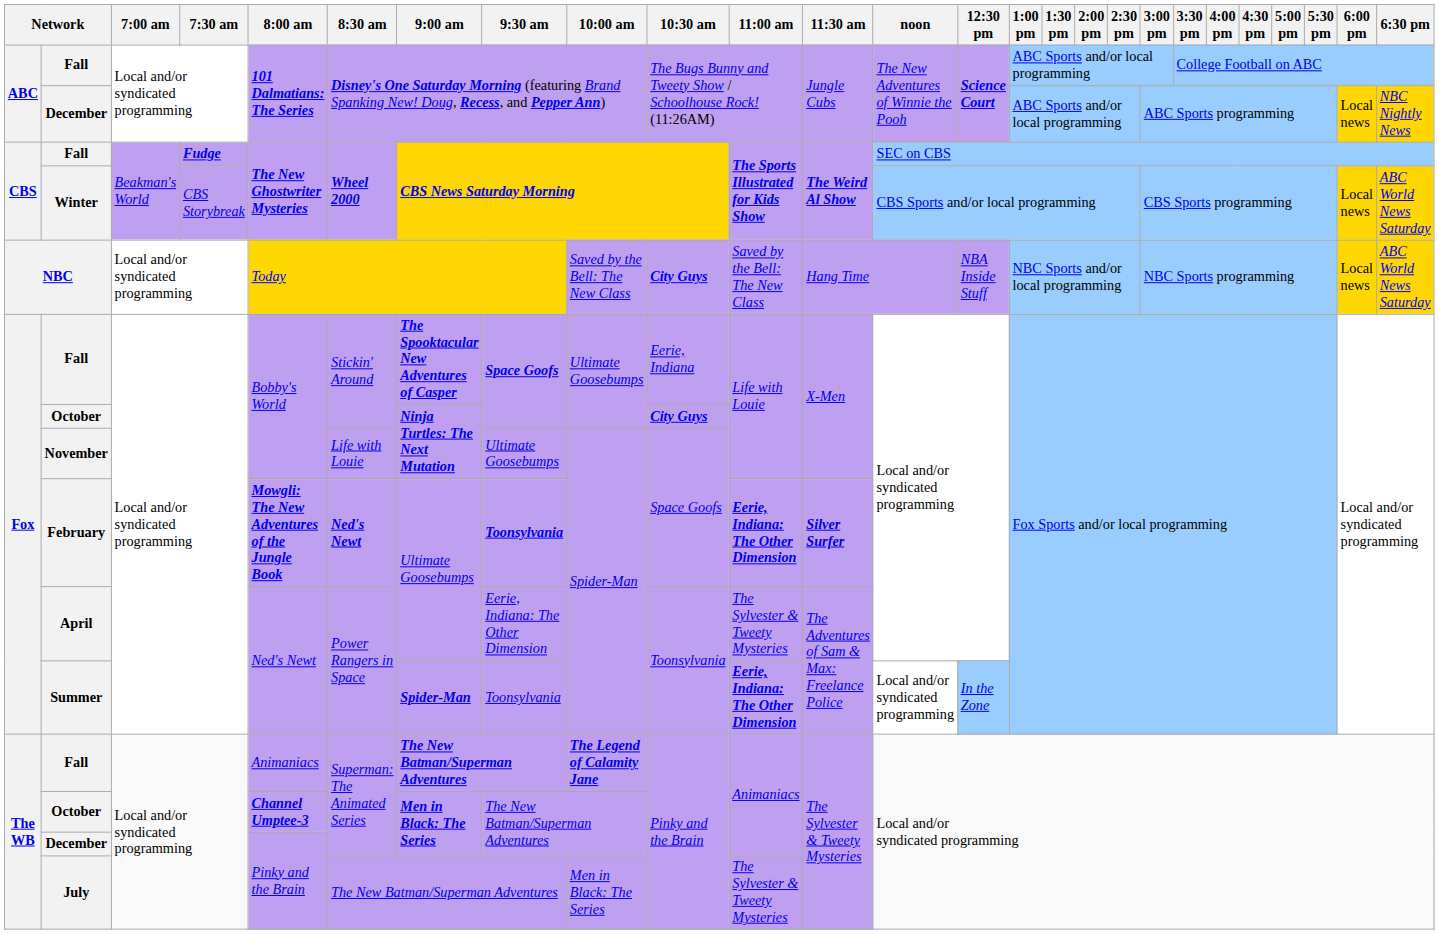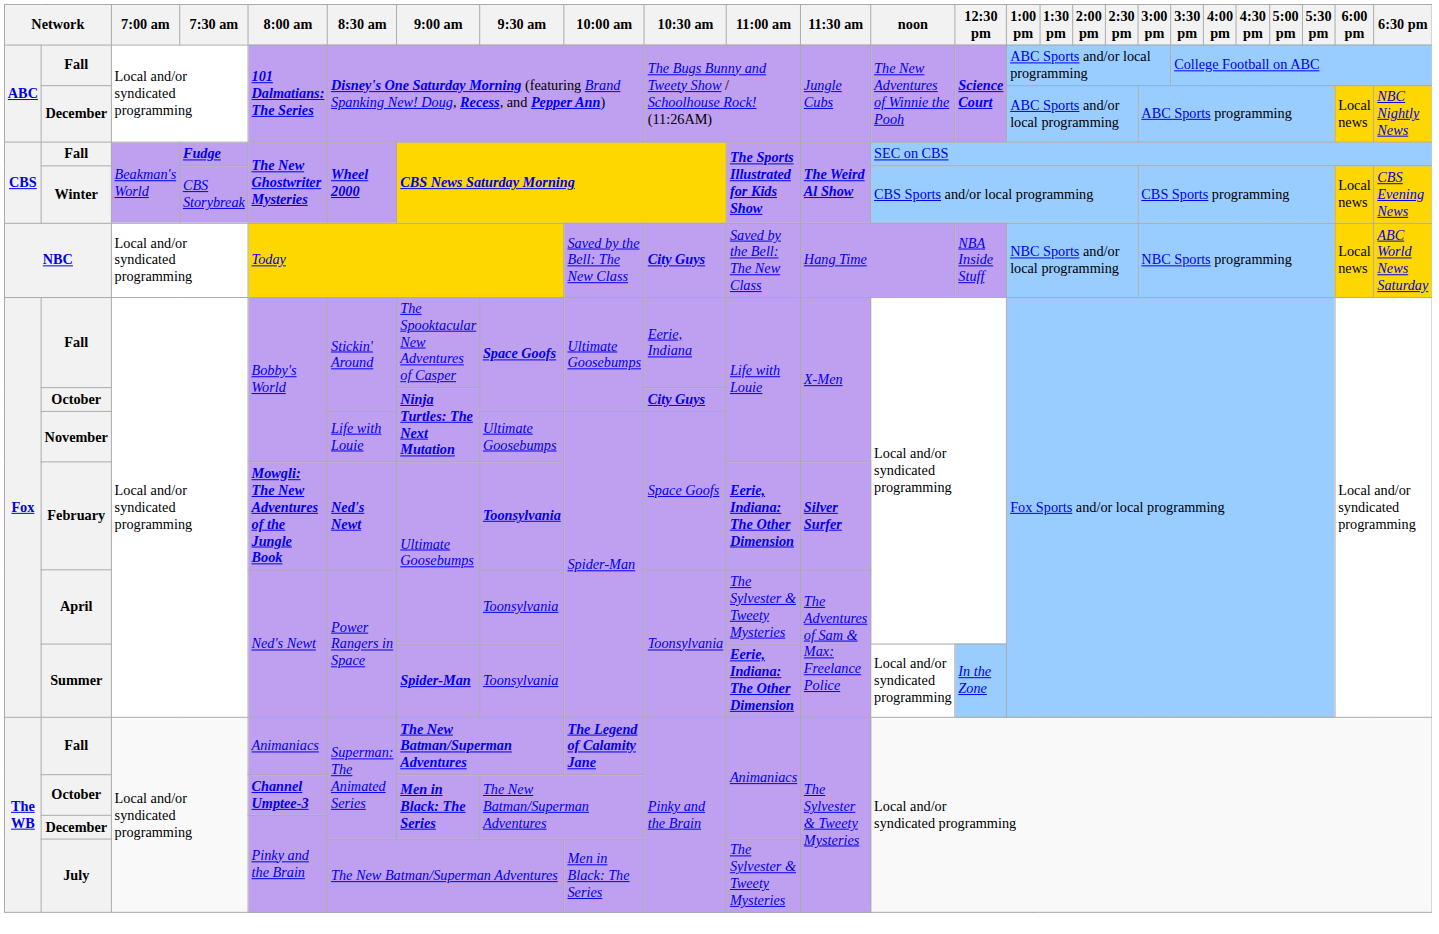(1405, 203) ABC World News Saturday -> (1401, 194) CBS Evening News
(439, 359) bold -> (438, 342) normal
(522, 623) Eerie, Indiana: The Other Dimension -> (521, 606) Toonsylvania
